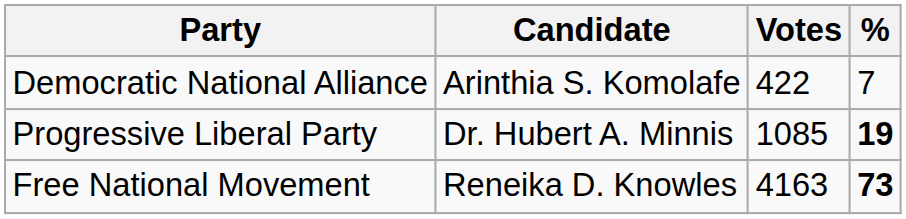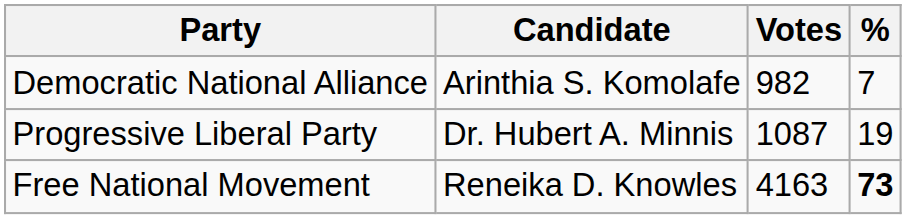(783, 82) 422 -> (783, 82) 982
(792, 133) 1085 -> (792, 133) 1087
(875, 133) bold -> (875, 133) normal
